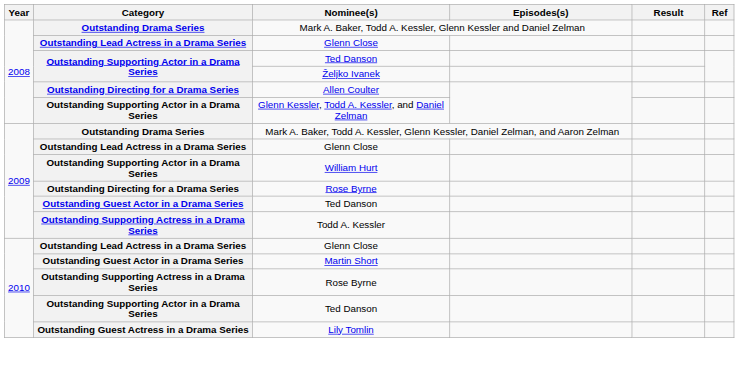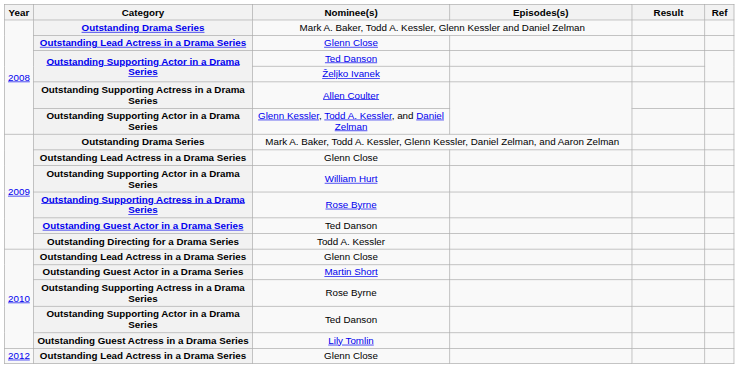(143, 90) Outstanding Directing for a Drama Series -> (143, 95) Outstanding Supporting Actress in a Drama Series
(143, 189) Outstanding Directing for a Drama Series -> (143, 205) Outstanding Supporting Actress in a Drama Series
(143, 225) Outstanding Supporting Actress in a Drama Series -> (143, 242) Outstanding Directing for a Drama Series
+ row: (19, 356)
